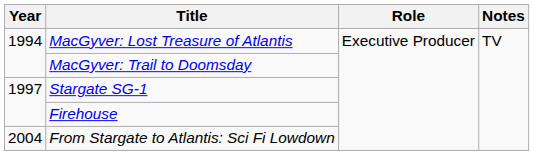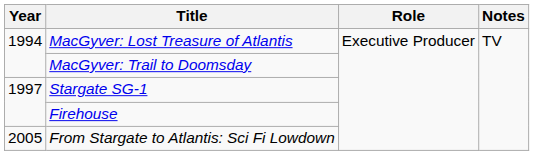(25, 138) 2004 -> (25, 138) 2005
